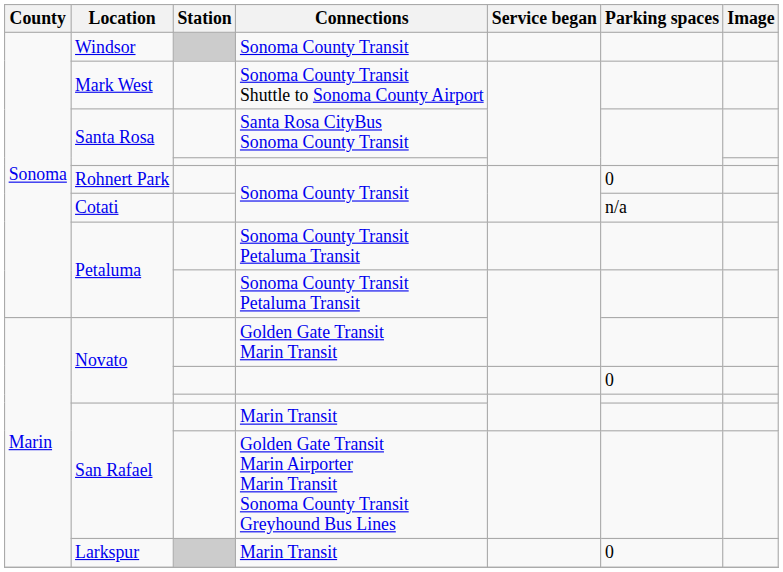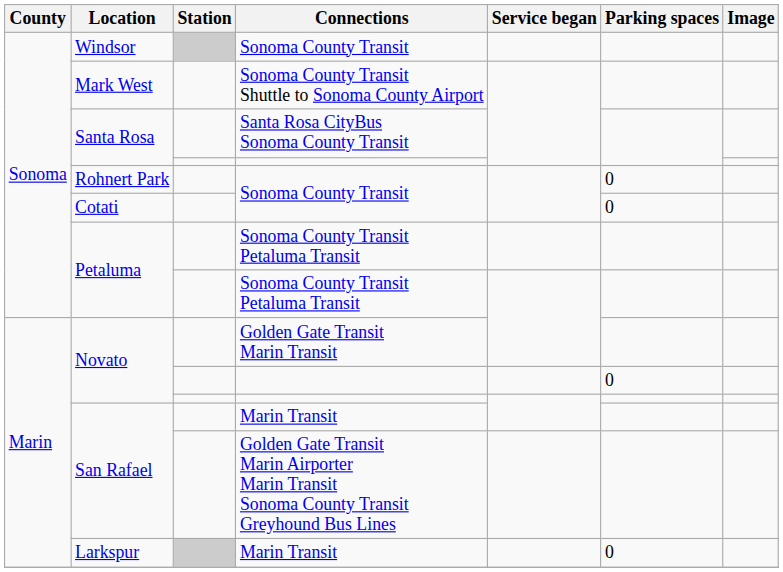(616, 207) n/a -> (610, 207) 0
